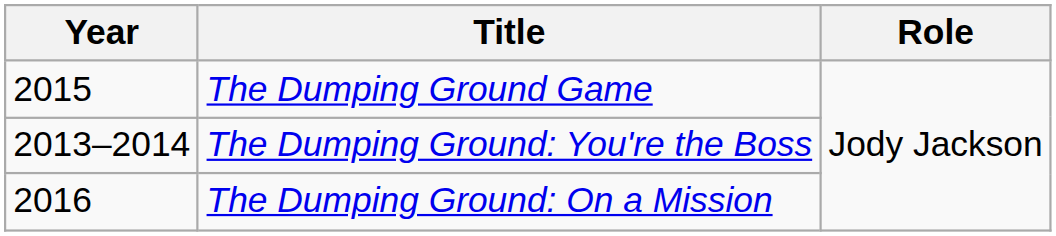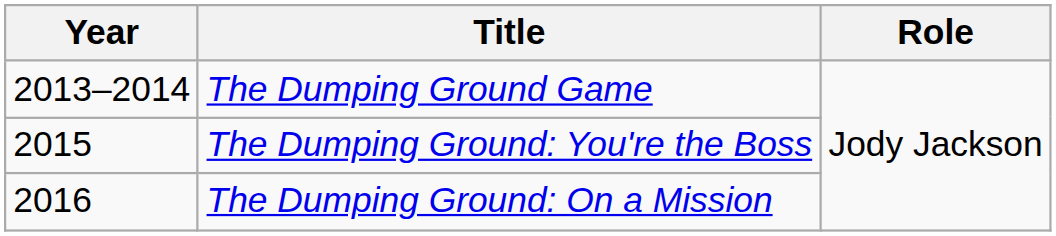(53, 88) 2015 -> (102, 88) 2013–2014
(102, 144) 2013–2014 -> (53, 144) 2015
